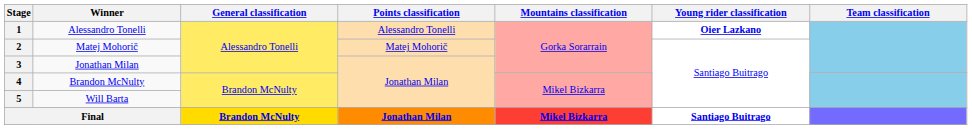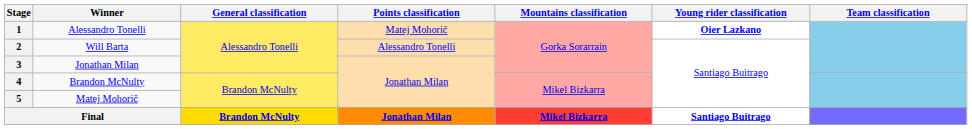(417, 30) Alessandro Tonelli -> (416, 30) Matej Mohorič
(107, 47) Matej Mohorič -> (107, 47) Will Barta
(416, 47) Matej Mohorič -> (417, 47) Alessandro Tonelli
(107, 99) Will Barta -> (107, 99) Matej Mohorič
